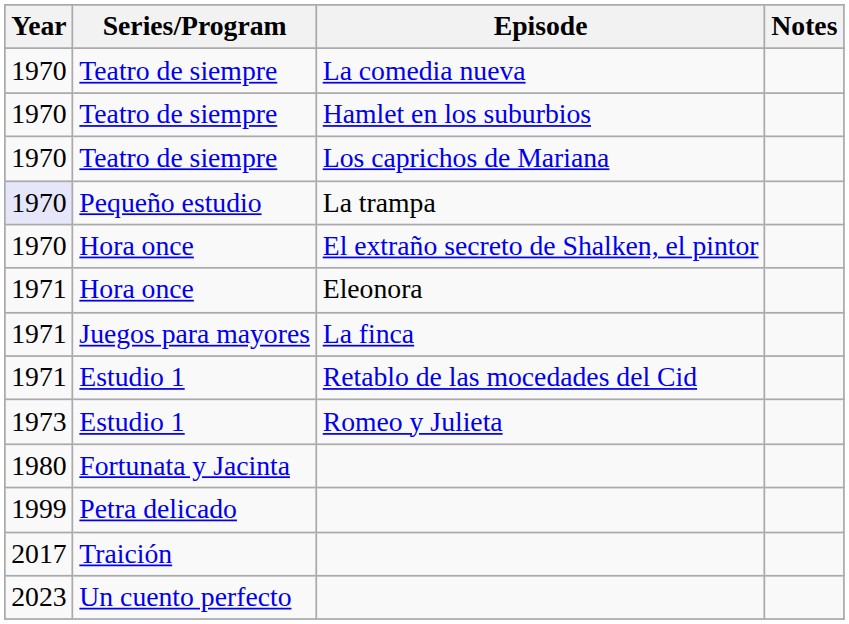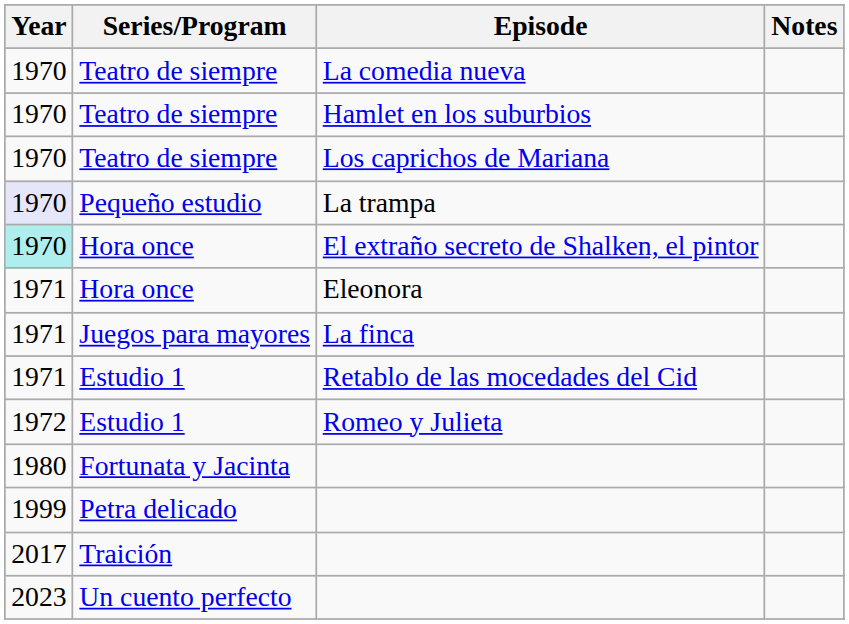(39, 245) no background -> (39, 245) paleturquoise background
(39, 421) 1973 -> (39, 421) 1972
